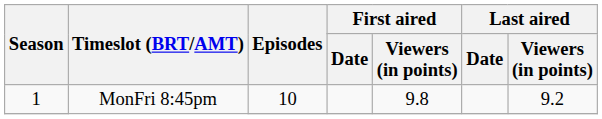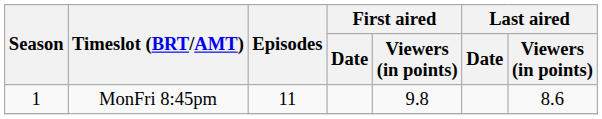(287, 98) 10 -> (287, 98) 11
(552, 98) 9.2 -> (552, 98) 8.6
